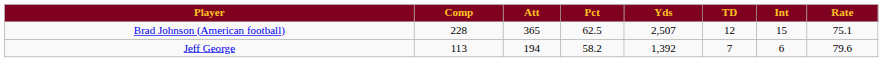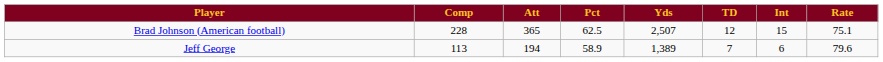(592, 48) 58.2 -> (592, 48) 58.9
(663, 48) 1,392 -> (663, 48) 1,389
